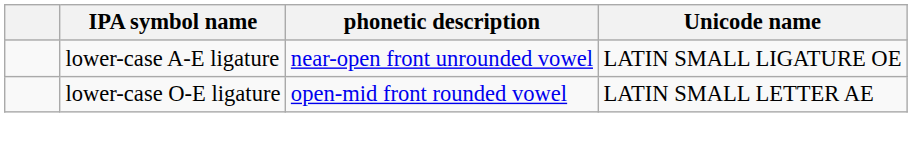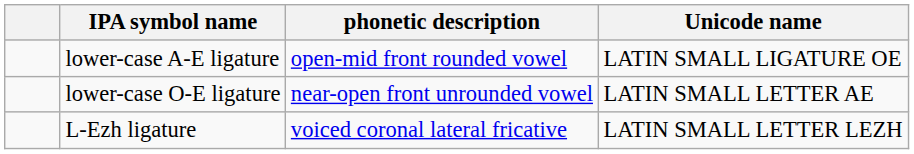(442, 58) near-open front unrounded vowel -> (429, 58) open-mid front rounded vowel
(429, 93) open-mid front rounded vowel -> (442, 93) near-open front unrounded vowel
+ row: (131, 129)
